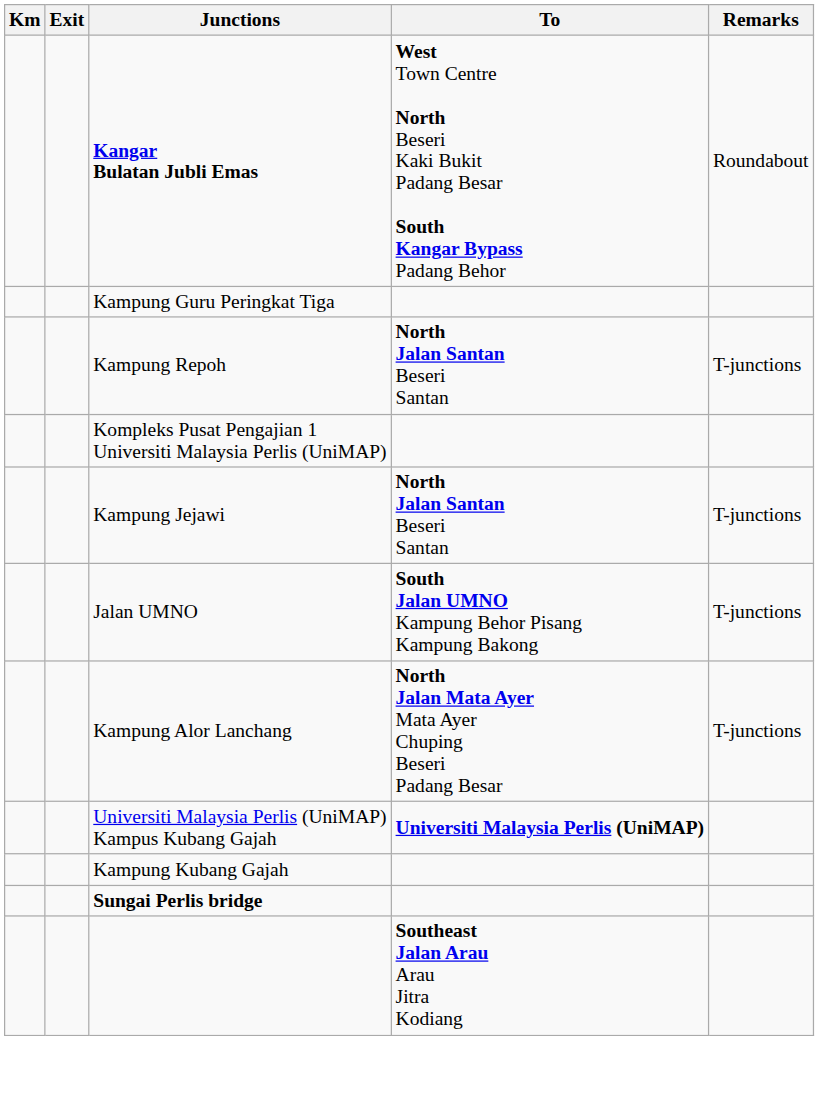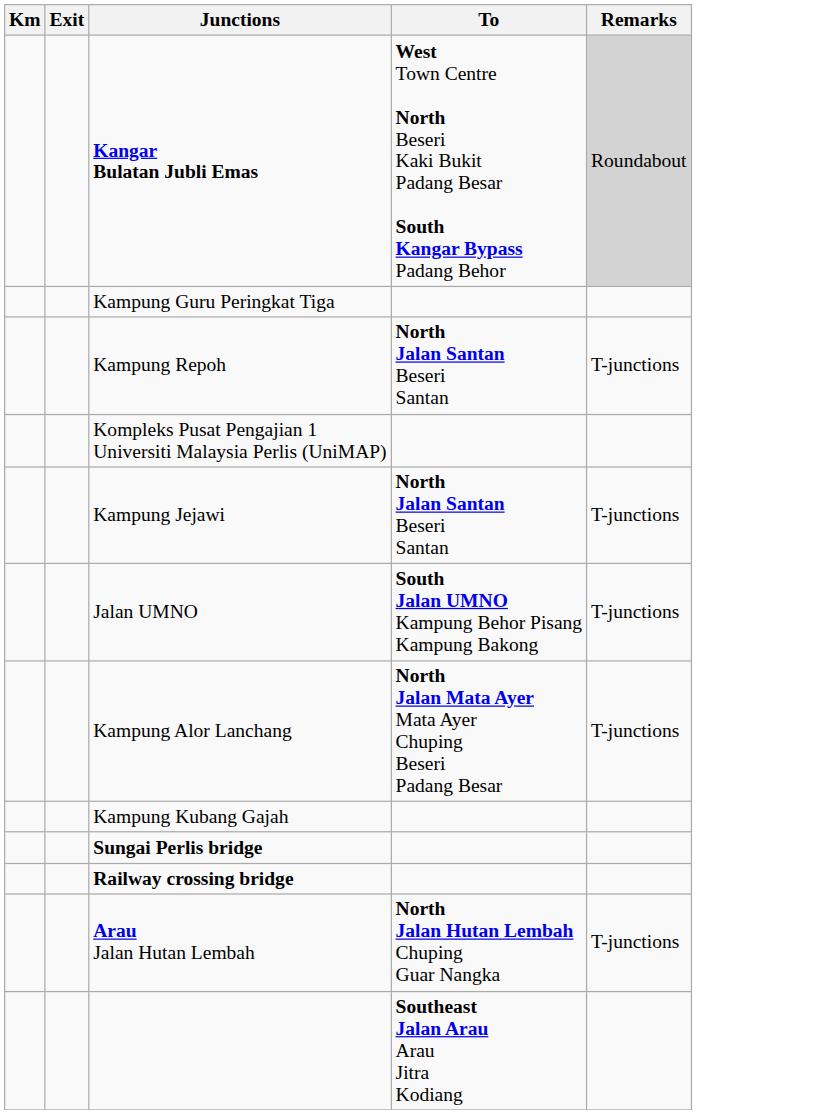(761, 160) no background -> (639, 160) lightgrey background
- row: (240, 827)
+ row: (193, 878)
+ row: (174, 942)
